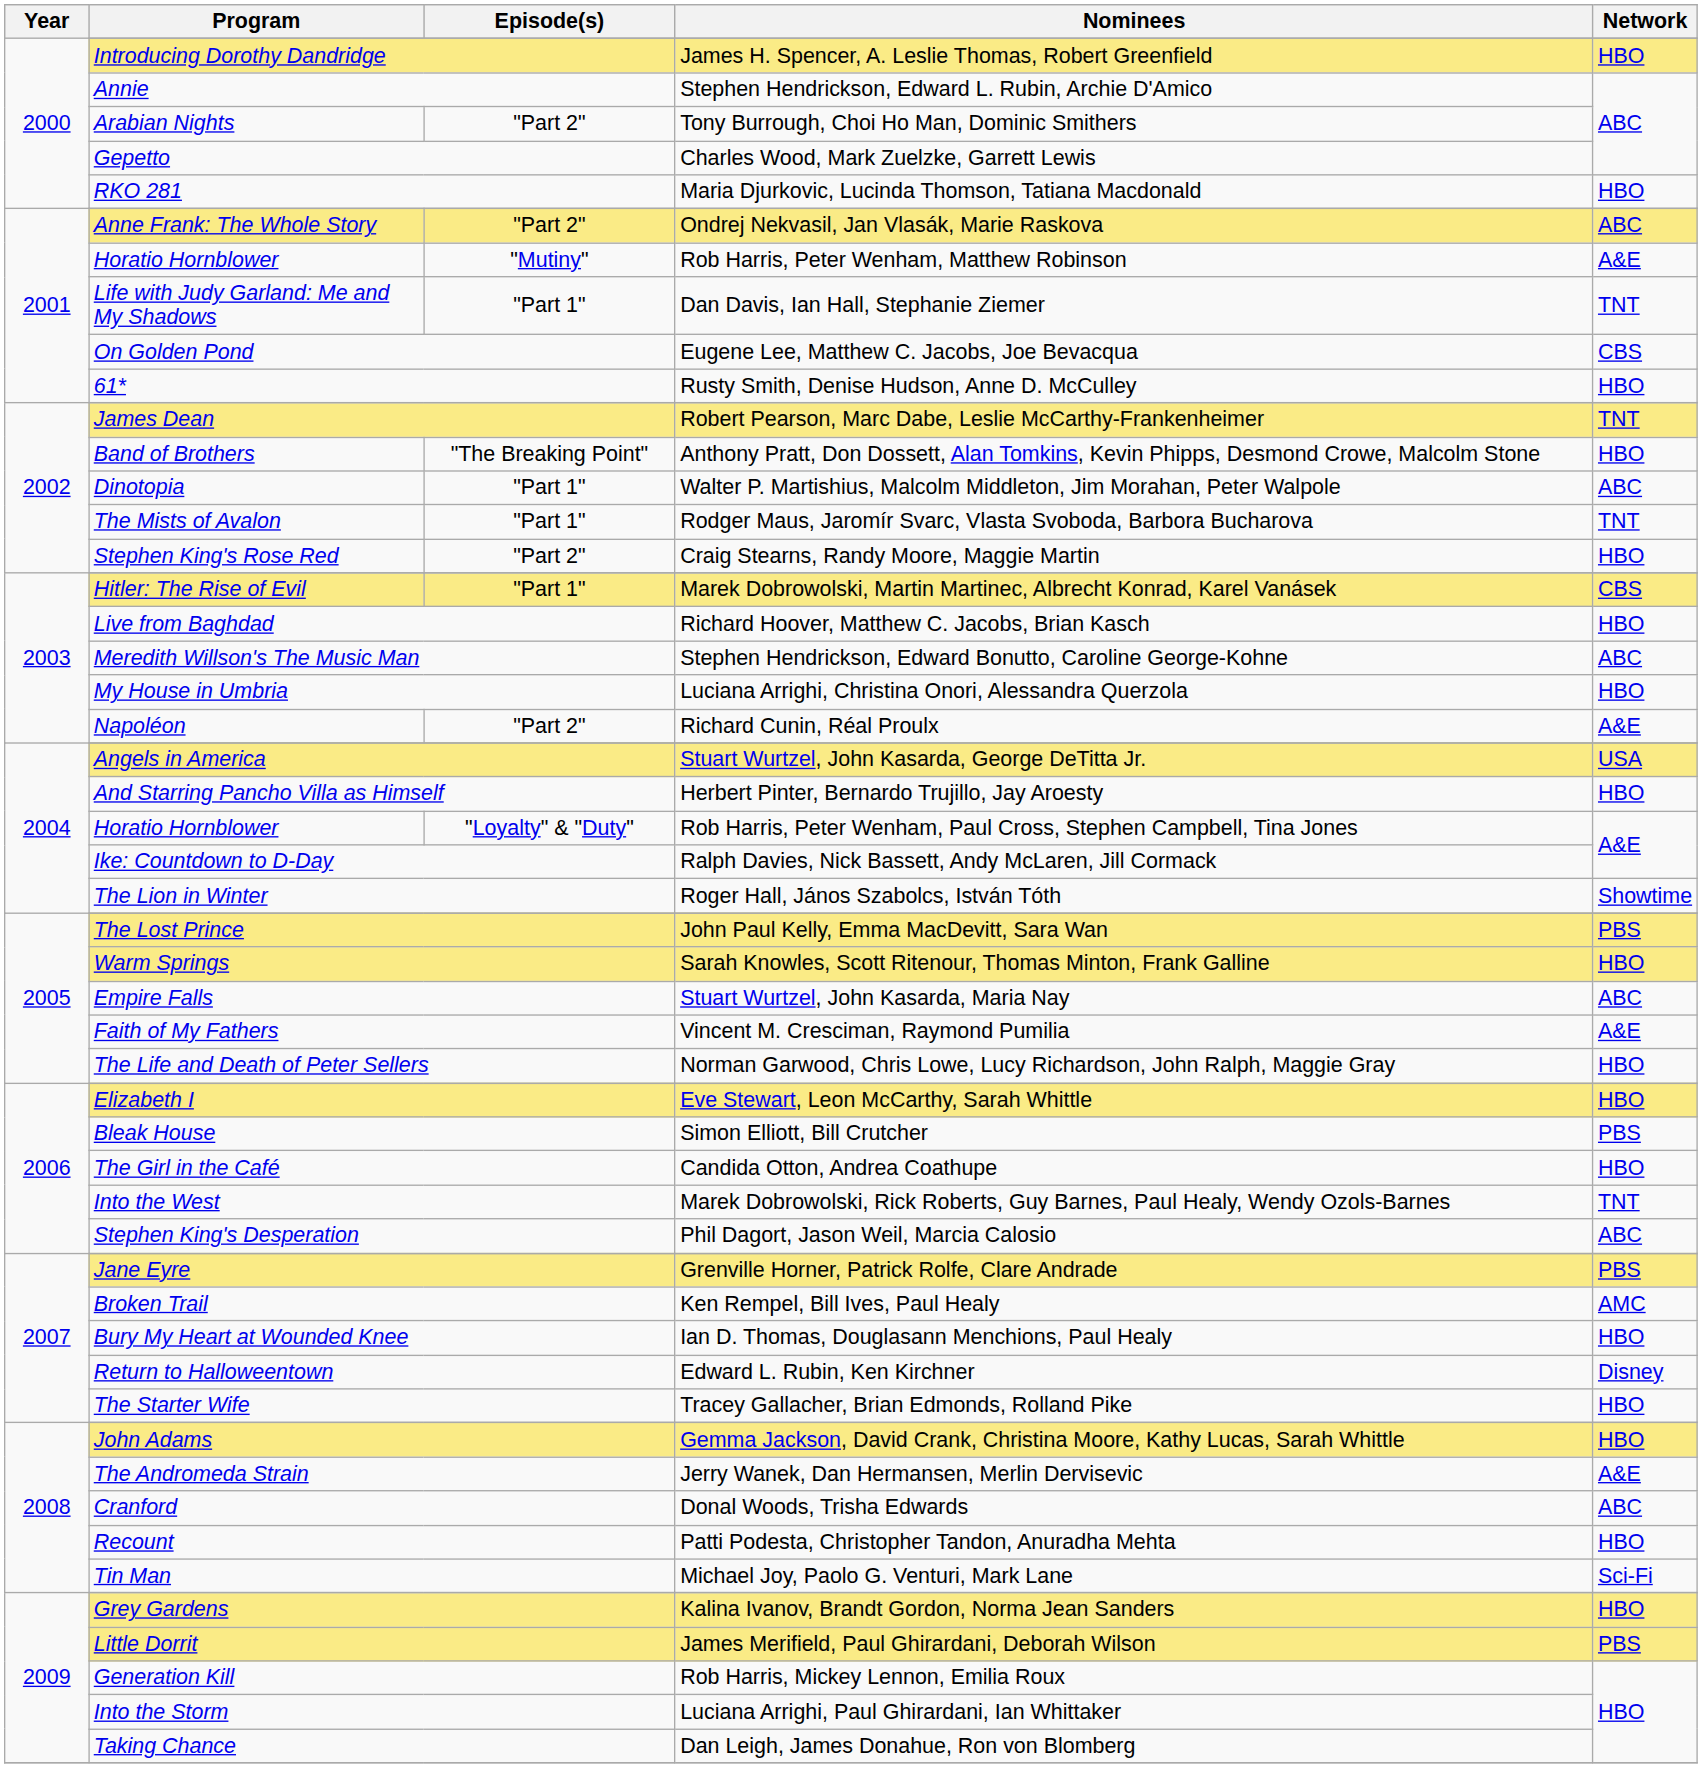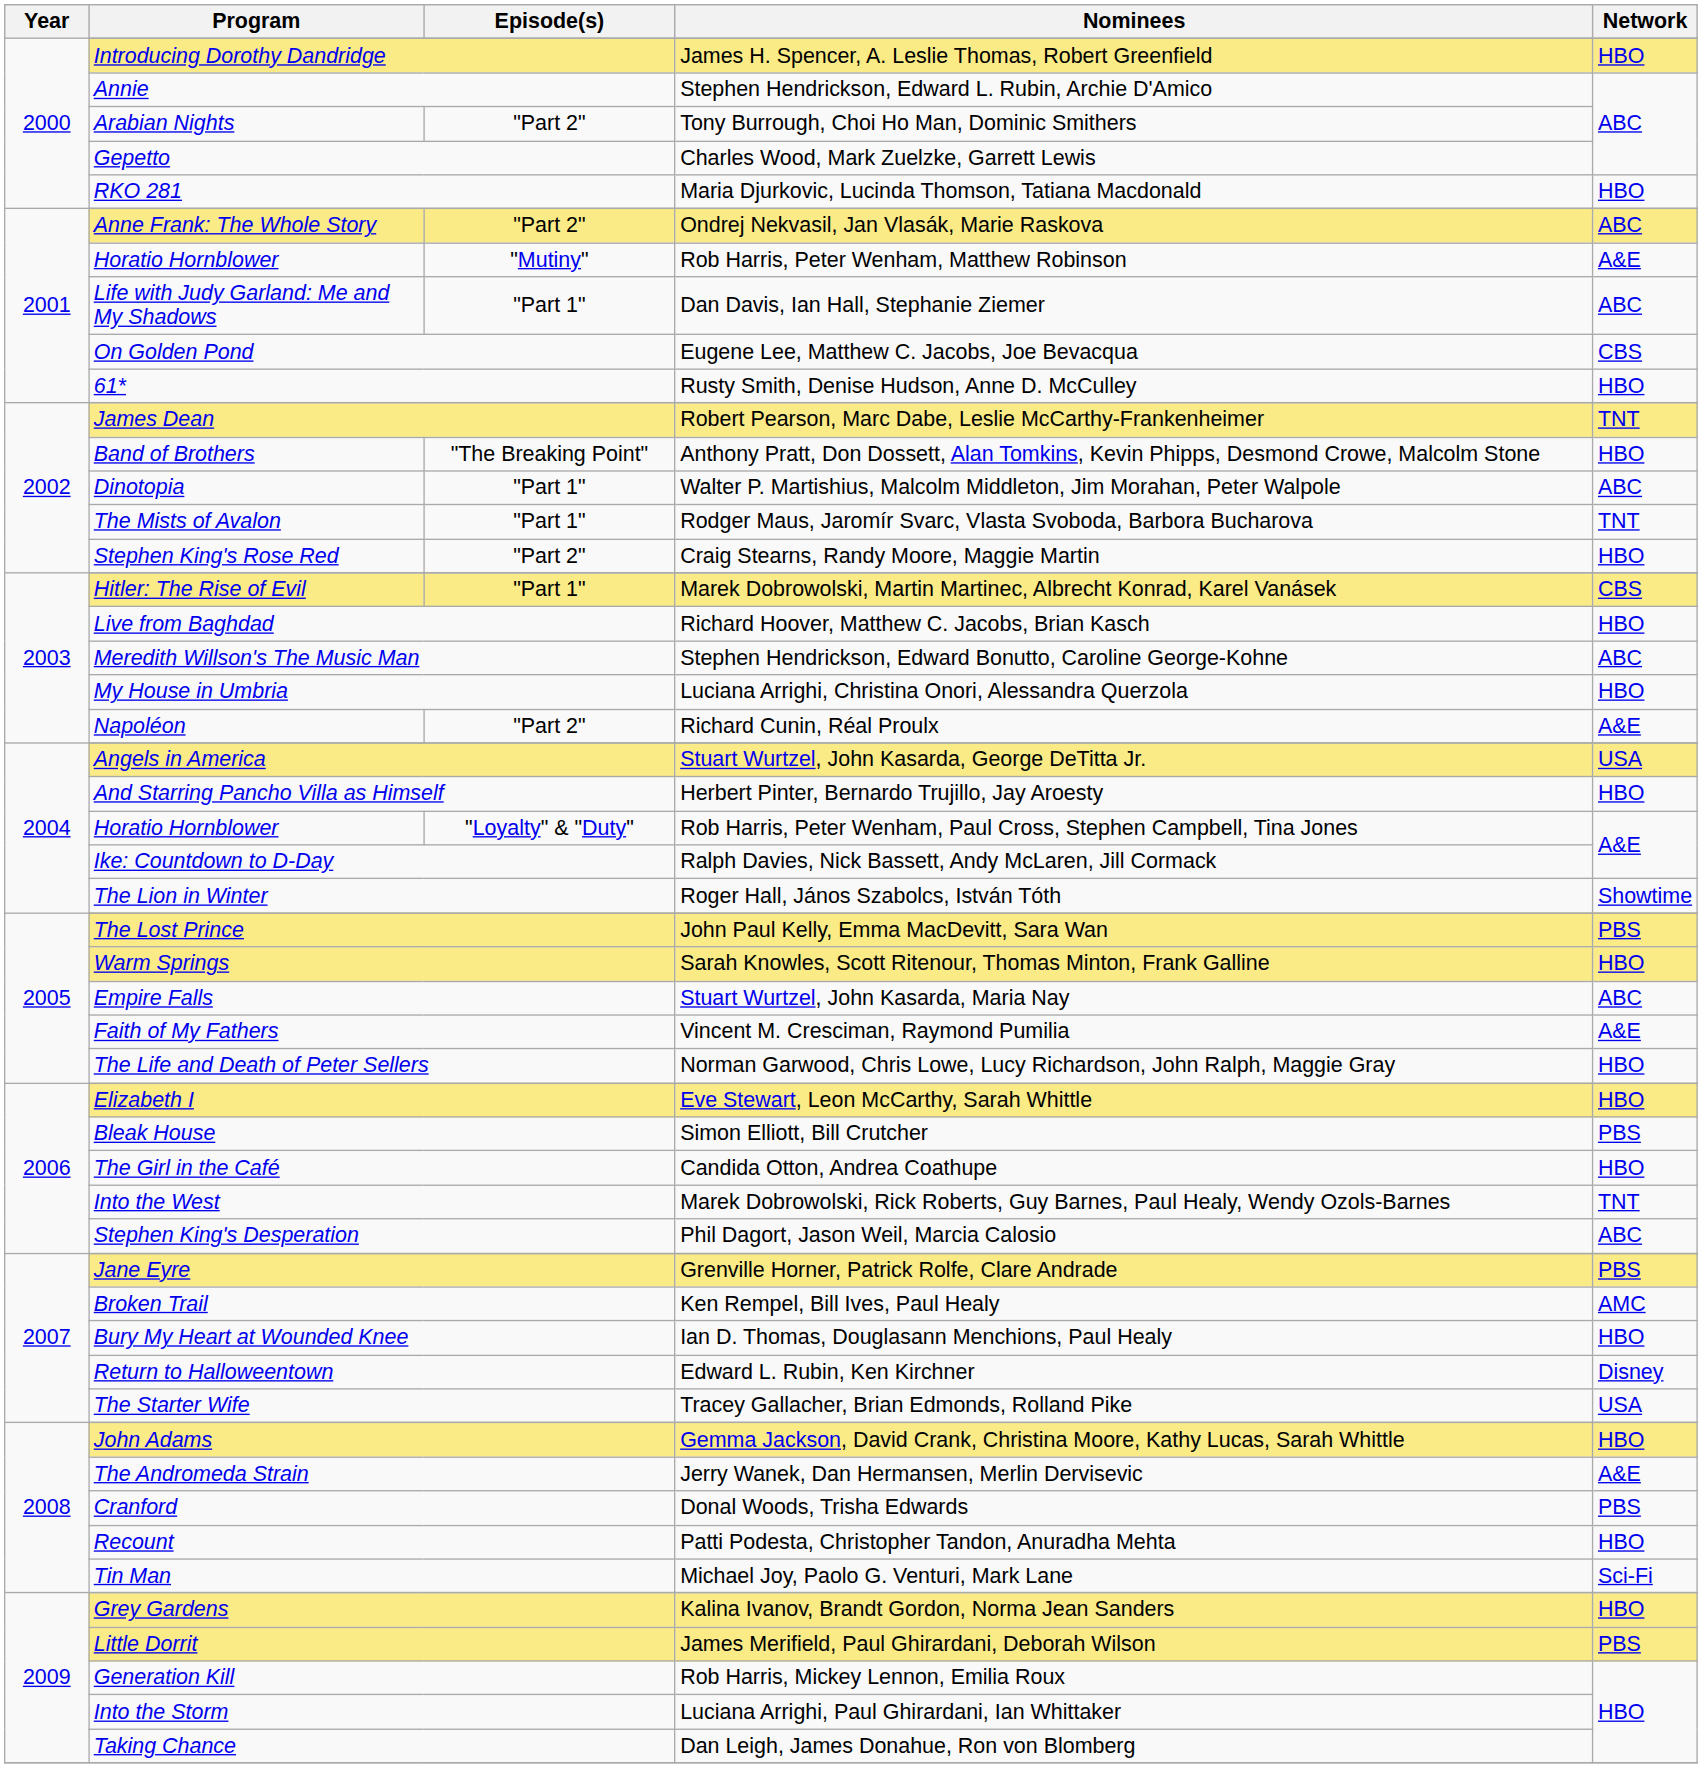(1619, 305) TNT -> (1620, 305) ABC
(1621, 1405) HBO -> (1620, 1405) USA
(1620, 1507) ABC -> (1619, 1507) PBS
